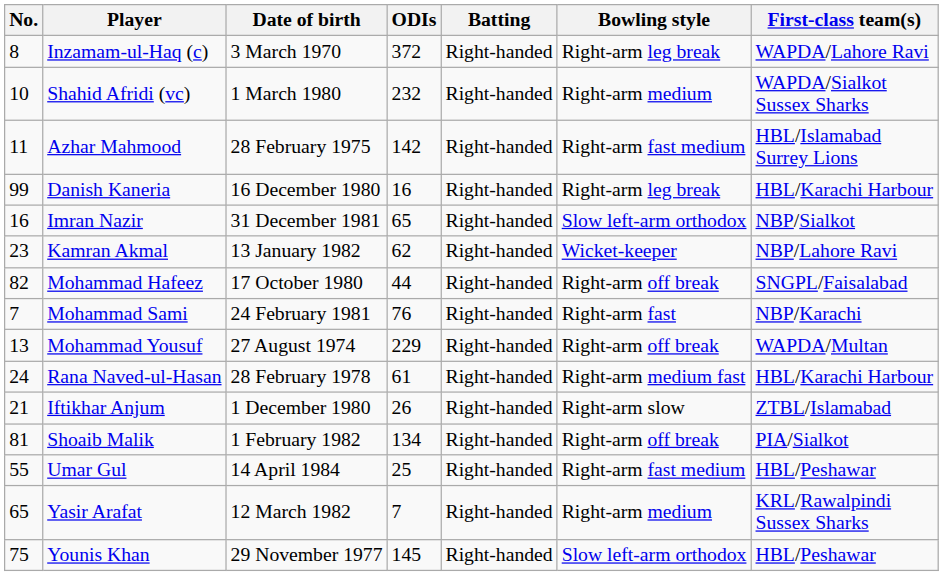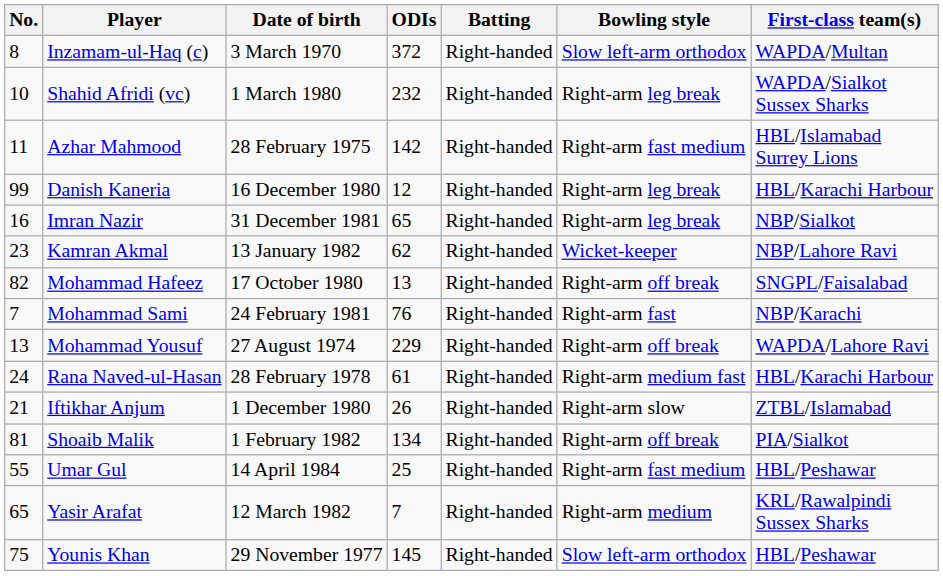(641, 51) Right-arm leg break -> (654, 51) Slow left-arm orthodox
(842, 51) WAPDA/Lahore Ravi -> (822, 51) WAPDA/Multan
(637, 93) Right-arm medium -> (641, 93) Right-arm leg break
(401, 189) 16 -> (401, 189) 12
(654, 220) Slow left-arm orthodox -> (641, 220) Right-arm leg break
(401, 282) 44 -> (401, 282) 13
(822, 345) WAPDA/Multan -> (842, 345) WAPDA/Lahore Ravi
